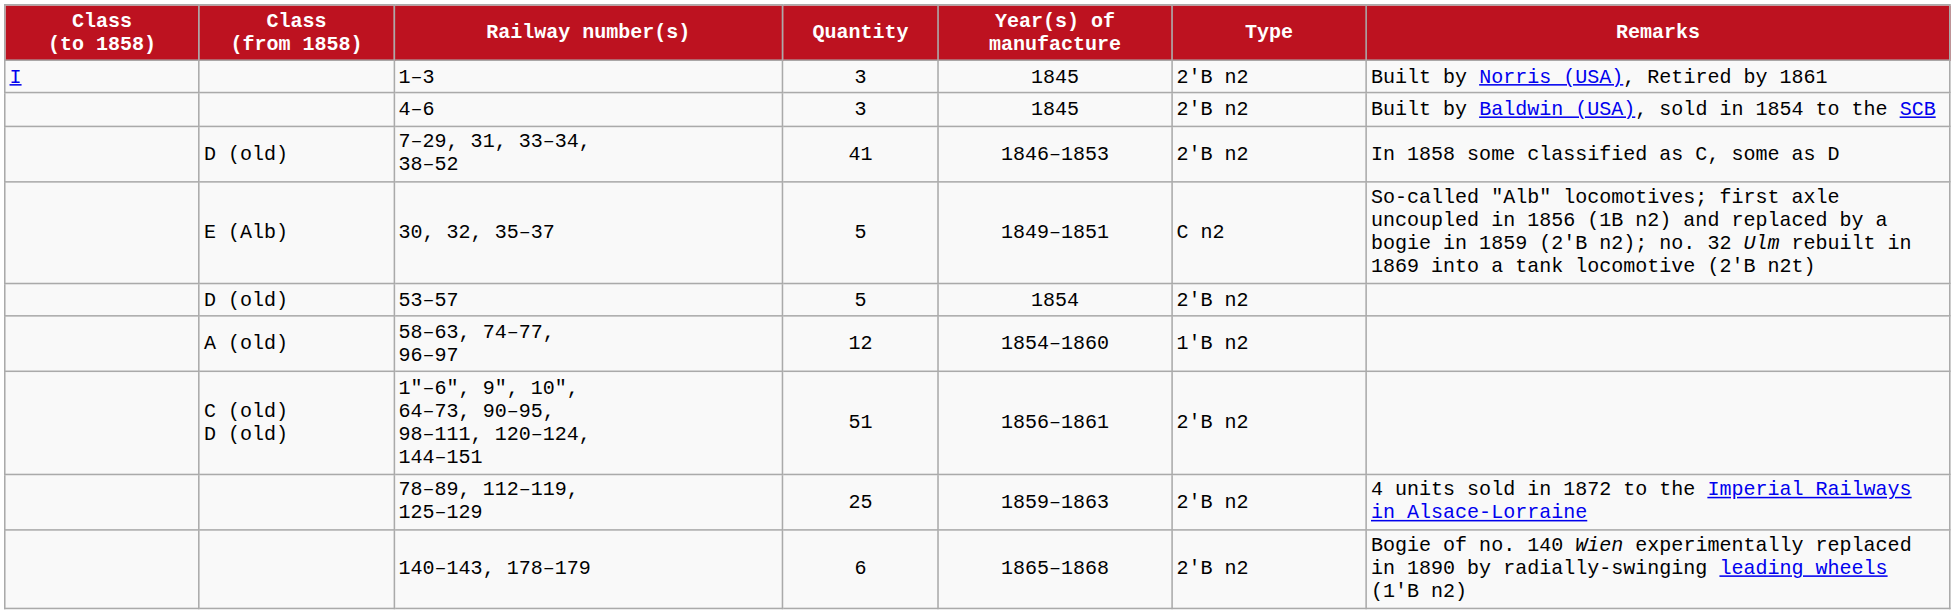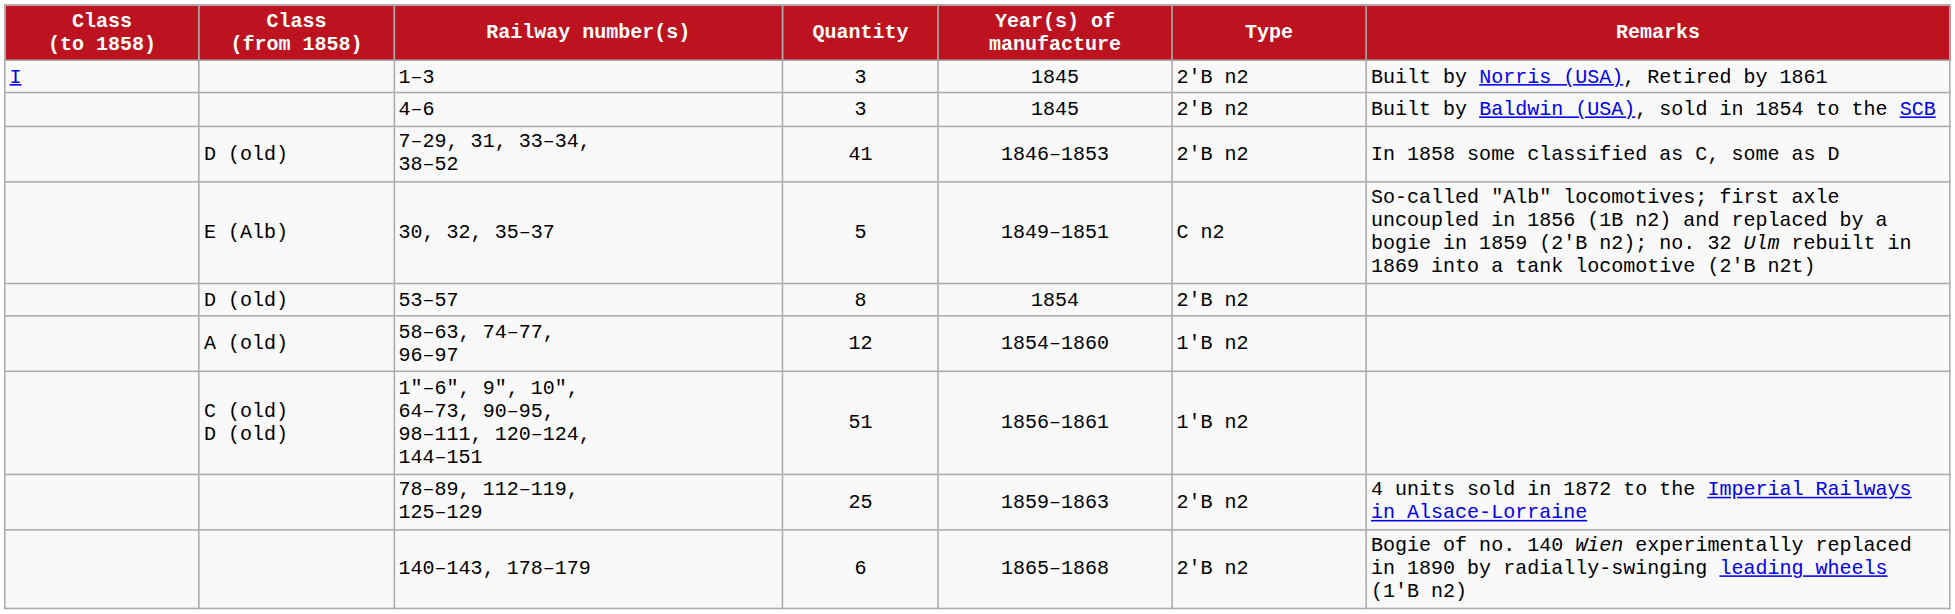(861, 300) 5 -> (861, 300) 8
(1213, 423) 2′B n2 -> (1213, 423) 1′B n2
